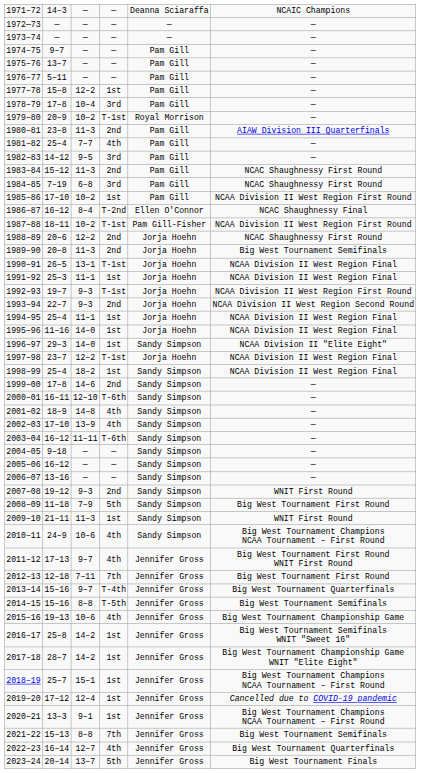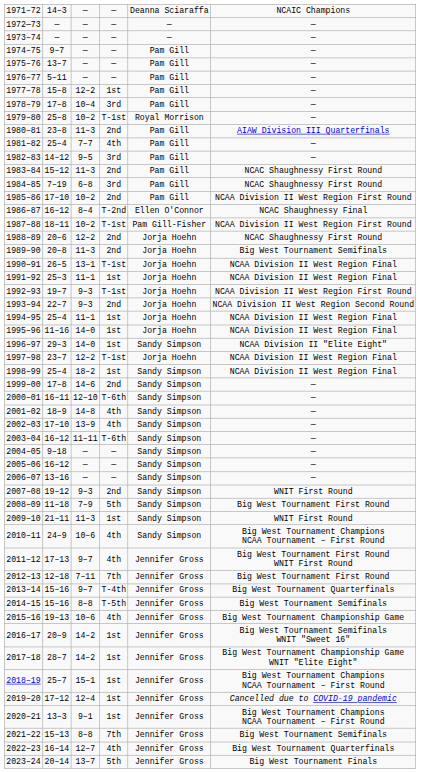(57, 118) 20–9 -> (57, 118) 25–8
(114, 198) 1st -> (114, 198) 2nd
(57, 635) 25–8 -> (57, 635) 20–9
